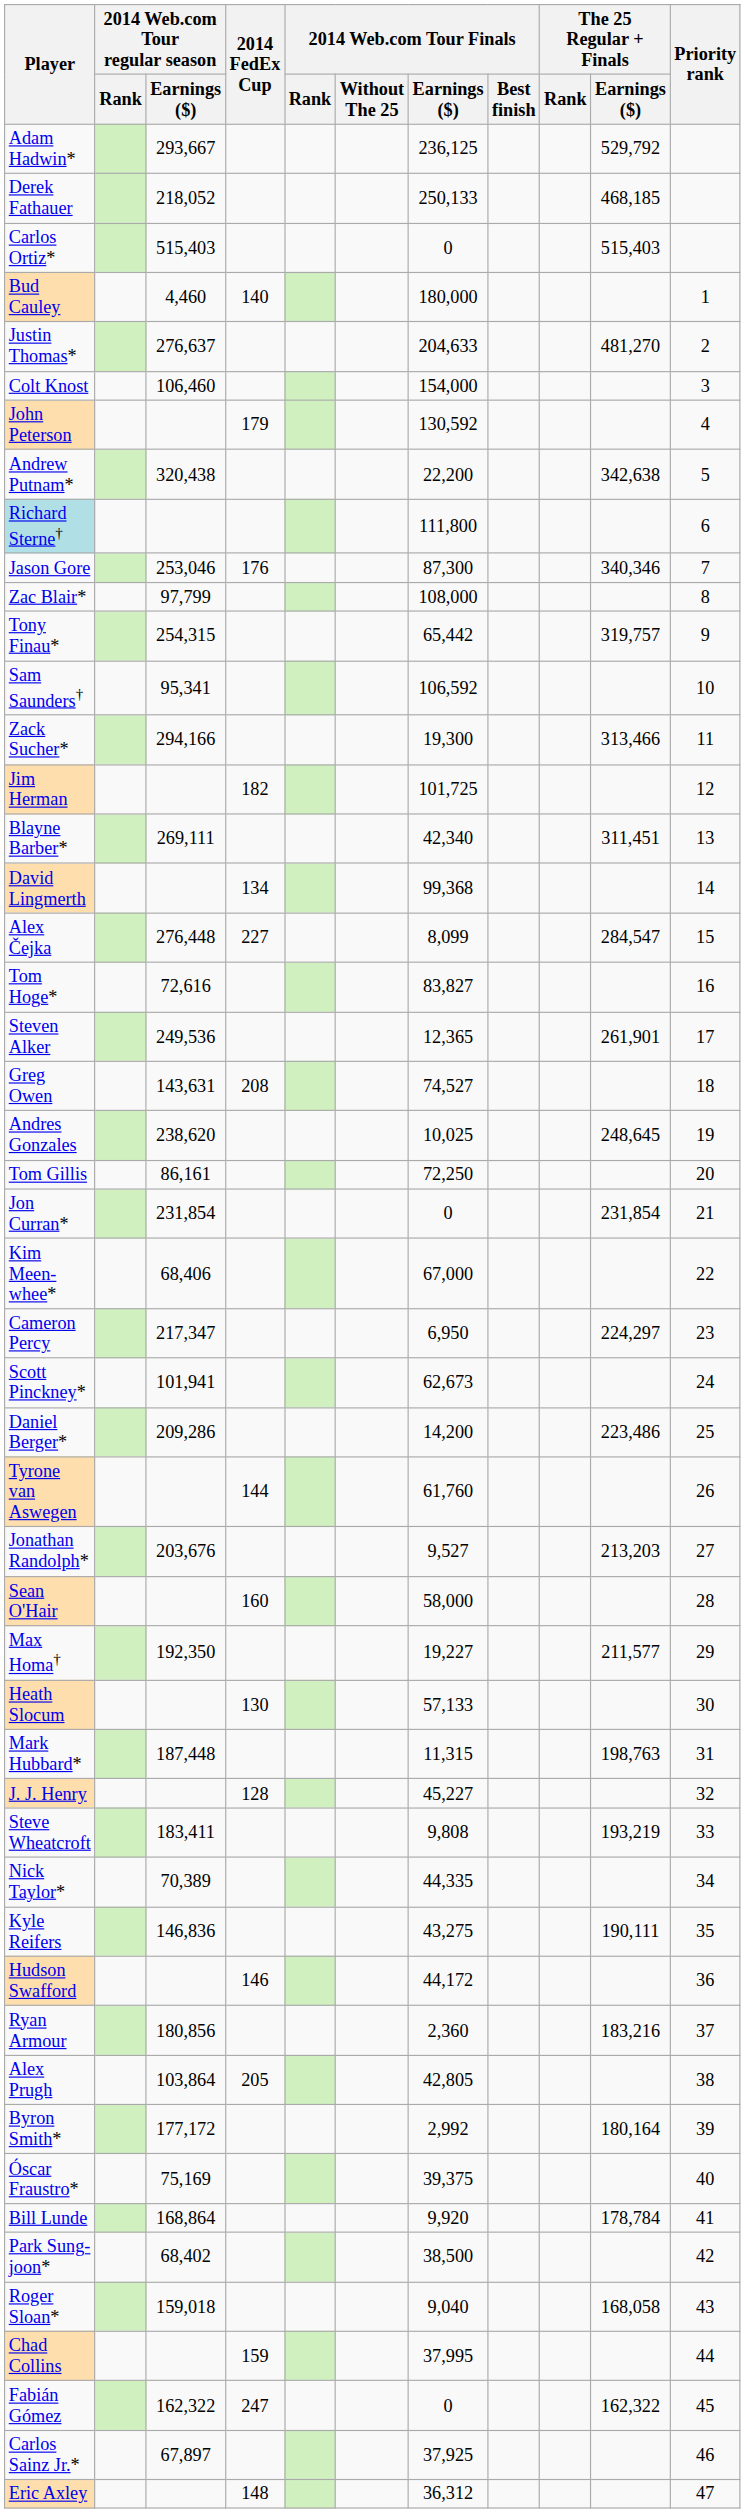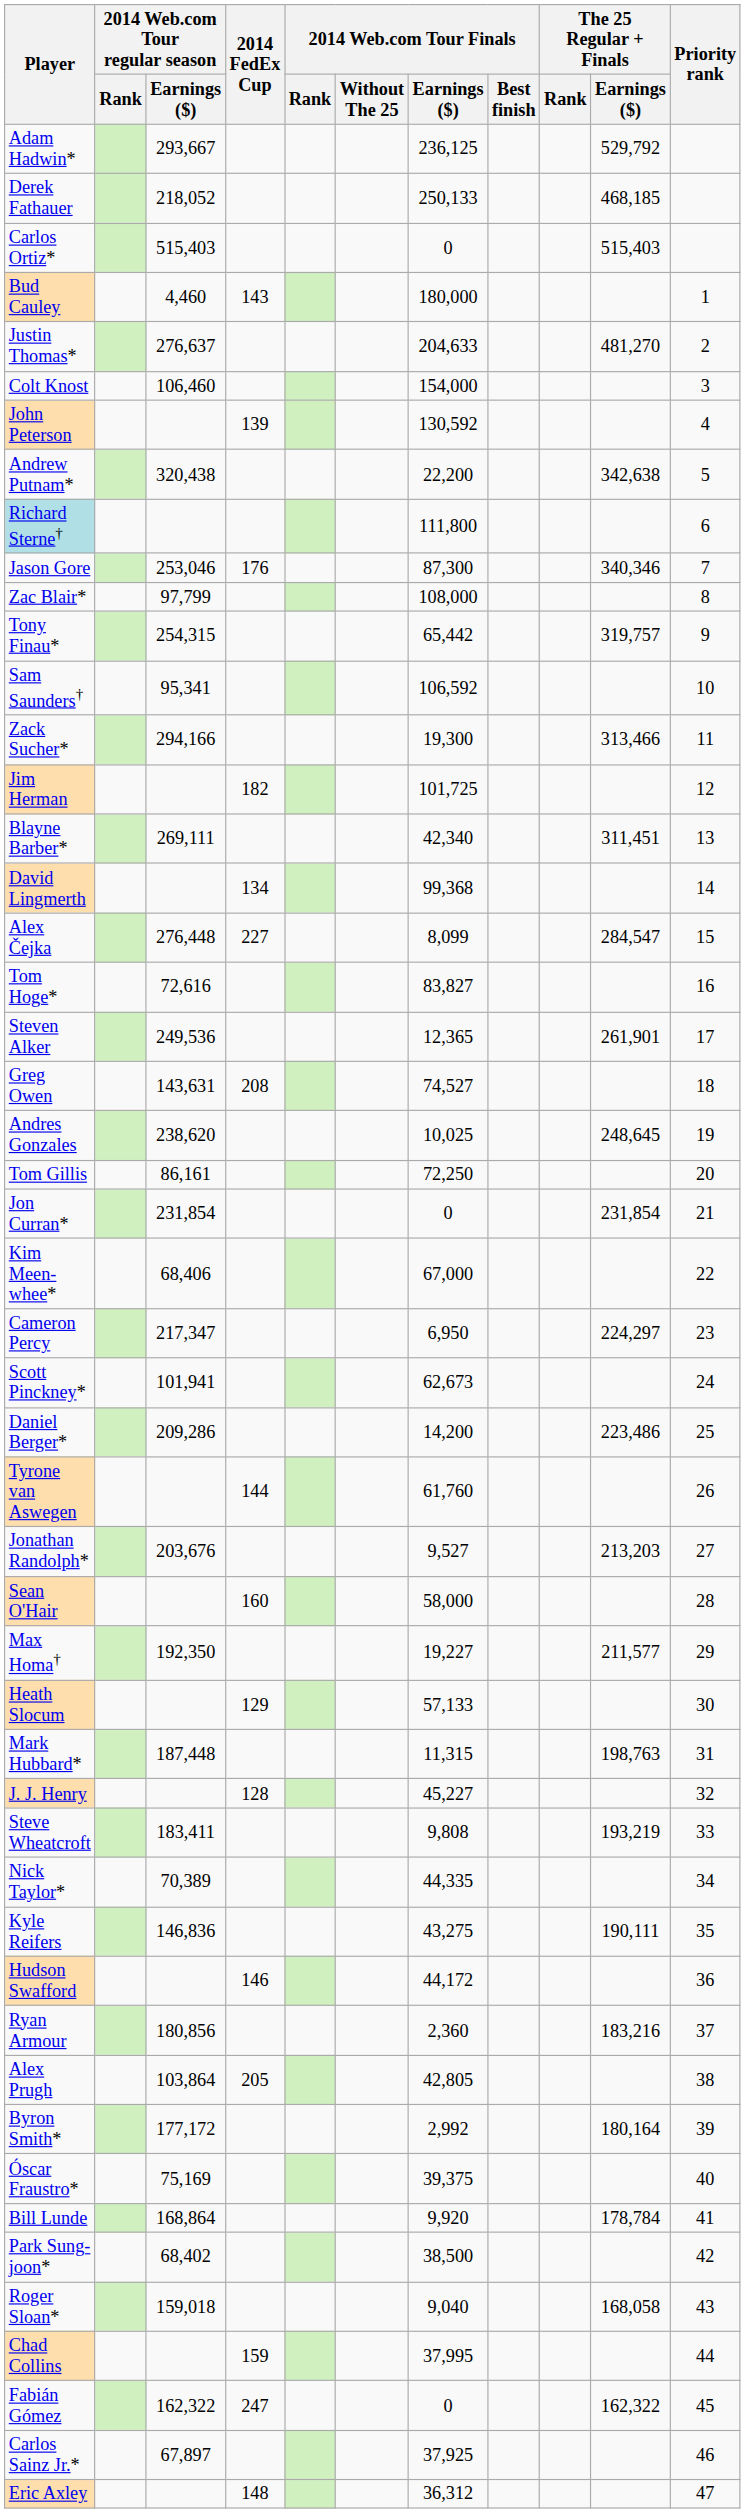(255, 296) 140 -> (255, 296) 143
(255, 424) 179 -> (255, 424) 139
(255, 1704) 130 -> (255, 1704) 129
